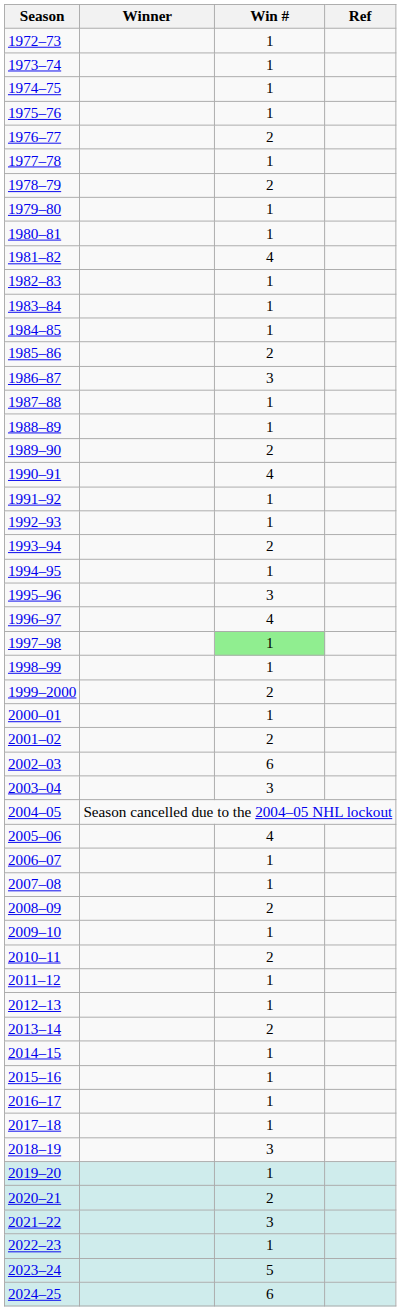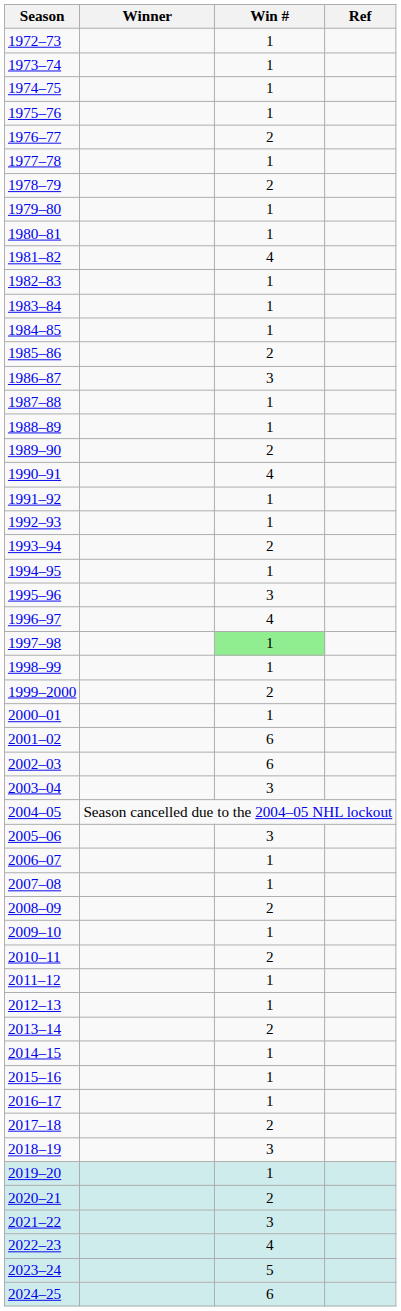(270, 739) 2 -> (270, 739) 6
(270, 836) 4 -> (270, 836) 3
(270, 1125) 1 -> (270, 1125) 2
(270, 1245) 1 -> (270, 1245) 4
